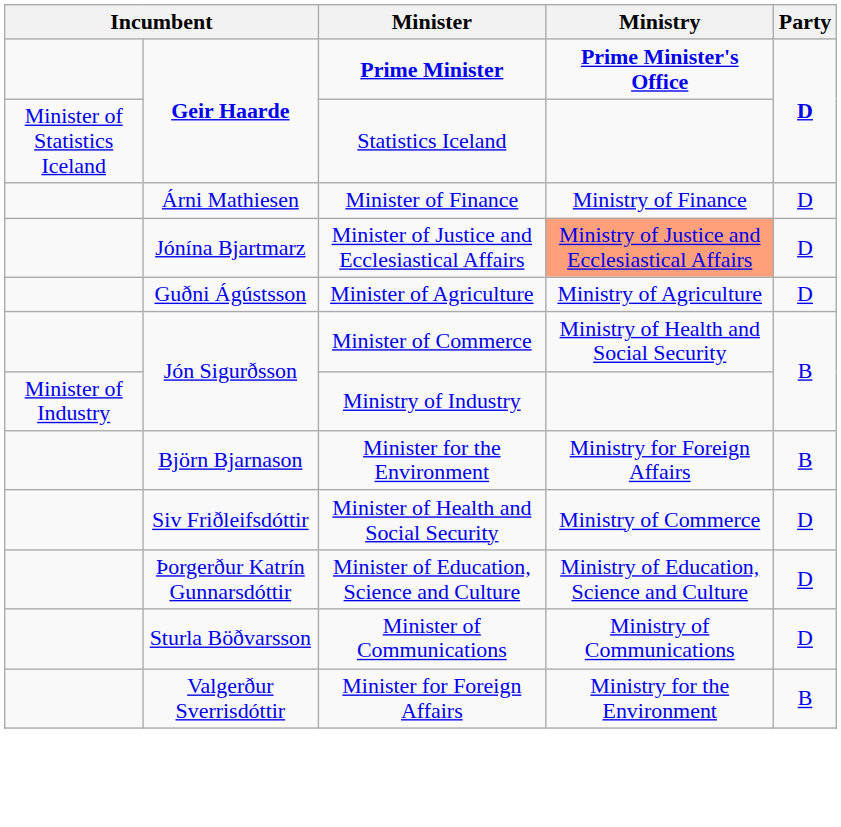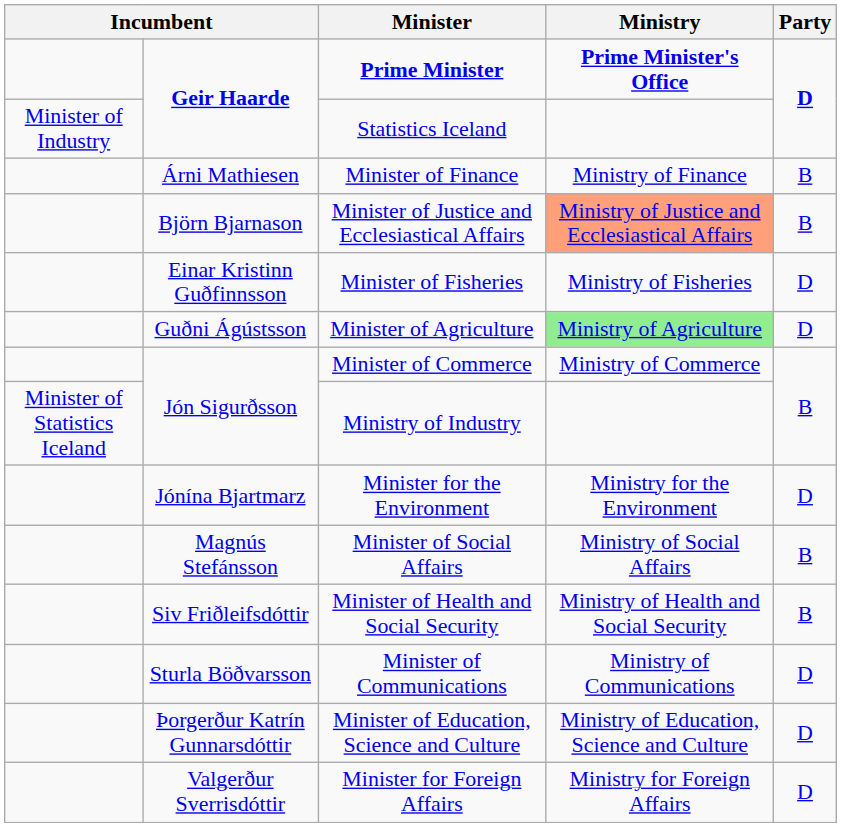(74, 140) Minister of Statistics Iceland -> (74, 128) Minister of Industry
(805, 200) D -> (805, 175) B
(230, 247) Jónína Bjartmarz -> (230, 222) Björn Bjarnason
(805, 247) D -> (805, 222) B
+ row: (432, 282)
(660, 294) no background -> (660, 329) lightgreen background
(660, 341) Ministry of Health and Social Security -> (660, 363) Ministry of Commerce
(74, 400) Minister of Industry -> (74, 423) Minister of Statistics Iceland
(230, 460) Björn Bjarnason -> (230, 495) Jónína Bjartmarz
(660, 460) Ministry for Foreign Affairs -> (660, 495) Ministry for the Environment
(805, 460) B -> (805, 495) D
+ row: (432, 554)
(660, 519) Ministry of Commerce -> (660, 613) Ministry of Health and Social Security
(805, 519) D -> (805, 613) B
rows swapped: (432, 638) <-> (432, 579)
(660, 697) Ministry for the Environment -> (660, 792) Ministry for Foreign Affairs
(805, 697) B -> (805, 792) D
